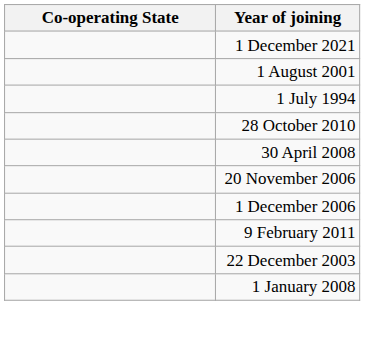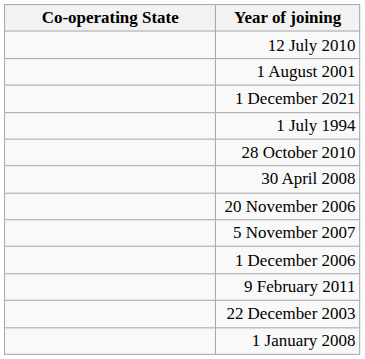+ row: (312, 44)
rows swapped: (306, 71) <-> (295, 44)
+ row: (294, 233)
